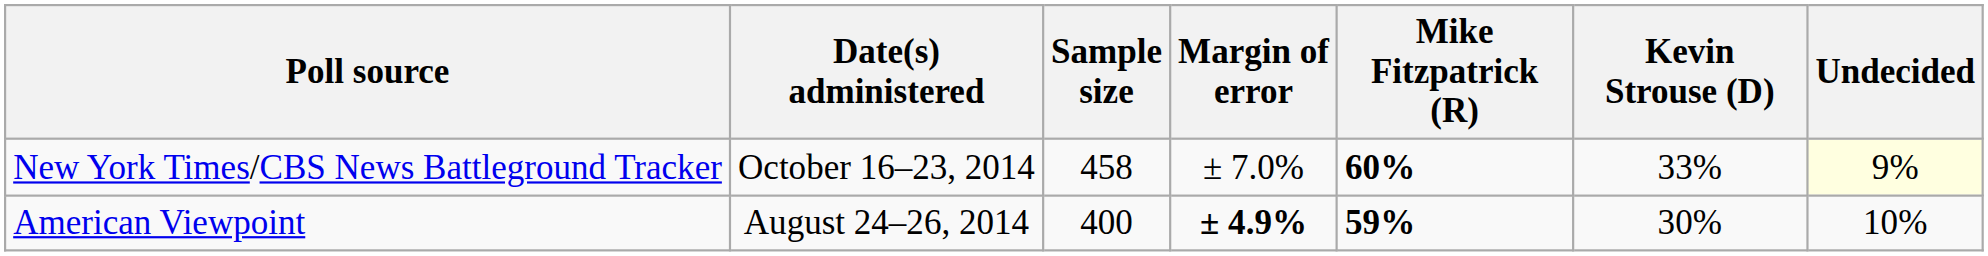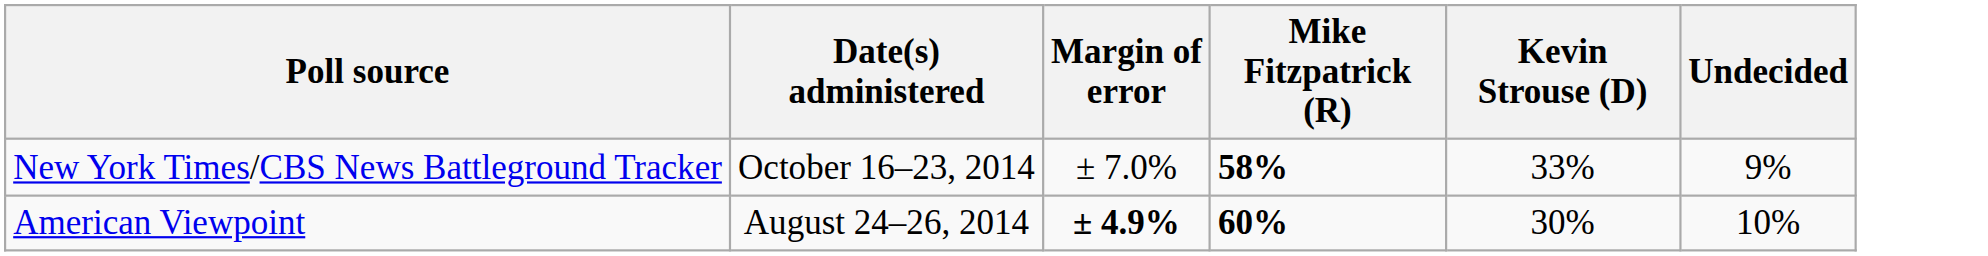- column: (1106, 71)
(1380, 166) 60% -> (1253, 166) 58%
(1895, 166) lightyellow background -> (1768, 166) no background
(1380, 222) 59% -> (1253, 222) 60%
